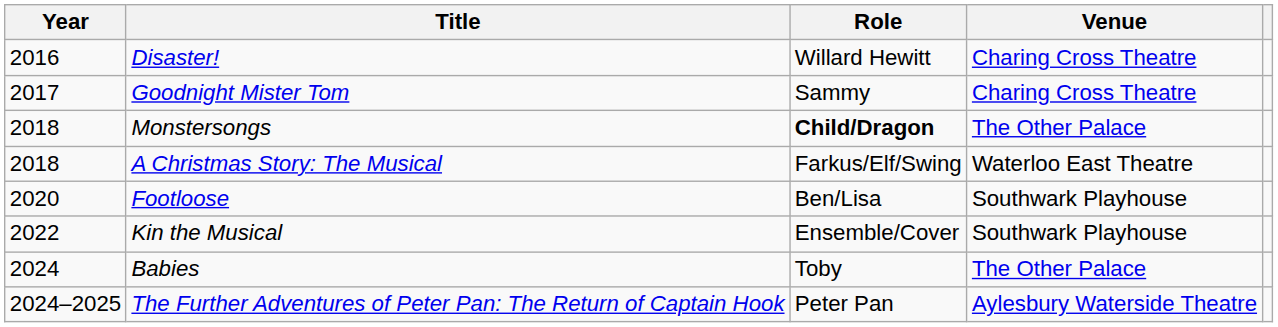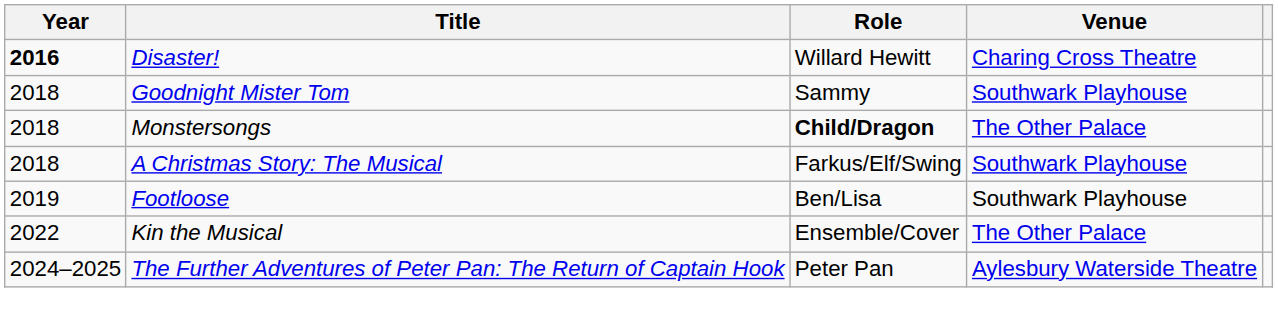(35, 57) normal -> (35, 57) bold
(35, 92) 2017 -> (35, 92) 2018
(1084, 92) Charing Cross Theatre -> (1079, 92) Southwark Playhouse
(1083, 163) Waterloo East Theatre -> (1079, 163) Southwark Playhouse
(35, 198) 2020 -> (35, 198) 2019
(1079, 233) Southwark Playhouse -> (1059, 233) The Other Palace
- row: (165, 269)
